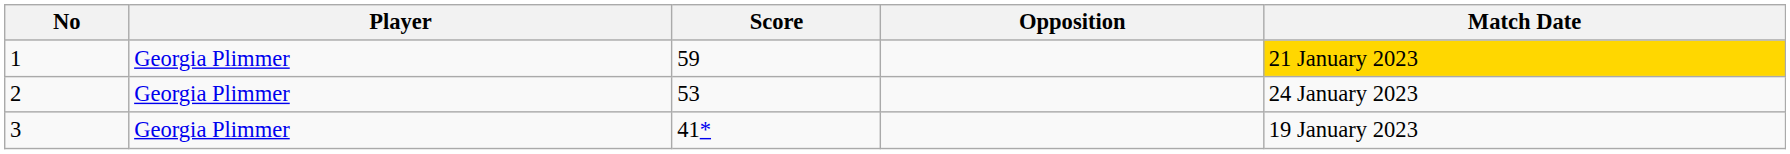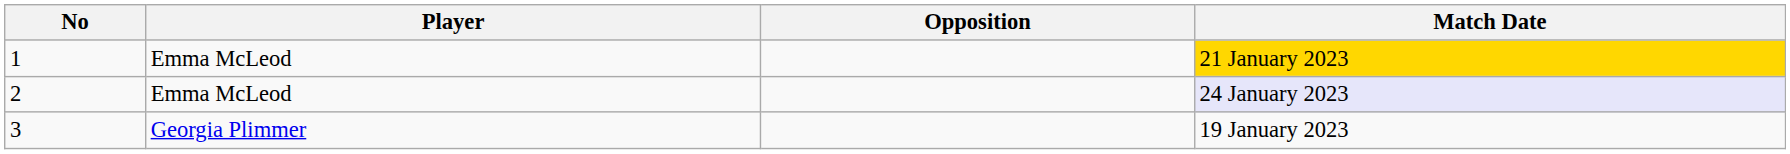- column: (776, 22)
(212, 58) Georgia Plimmer -> (221, 58) Emma McLeod
(212, 93) Georgia Plimmer -> (221, 93) Emma McLeod
(1343, 93) no background -> (1274, 93) lavender background
